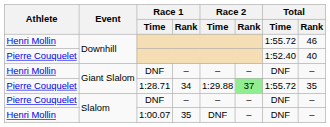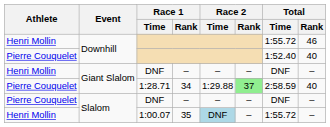(280, 86) 1:55.72 -> (280, 86) 2:58.59
(312, 86) 35 -> (312, 86) 40
(218, 116) no background -> (218, 116) lightblue background
(280, 116) DNF -> (280, 116) 1:55.72
